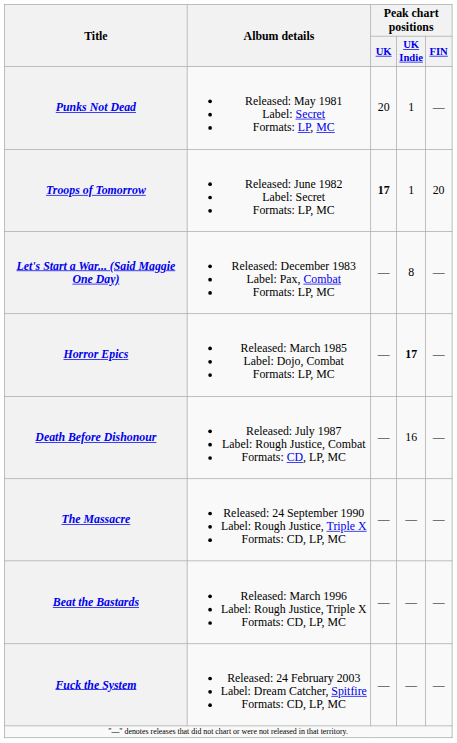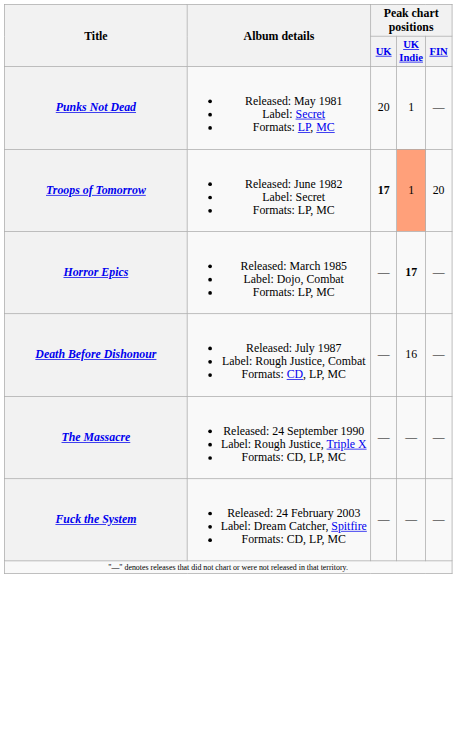(411, 190) no background -> (411, 190) lightsalmon background
- row: (96, 272)
- row: (96, 602)
